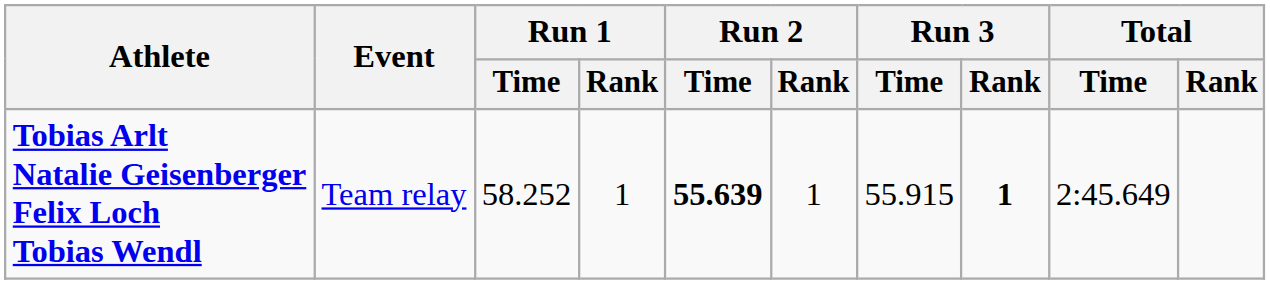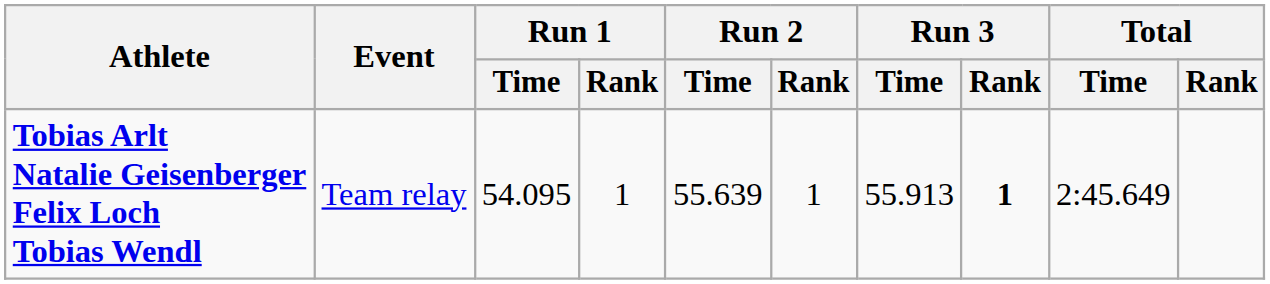(526, 193) 58.252 -> (526, 193) 54.095
(718, 193) bold -> (718, 193) normal
(909, 193) 55.915 -> (909, 193) 55.913
